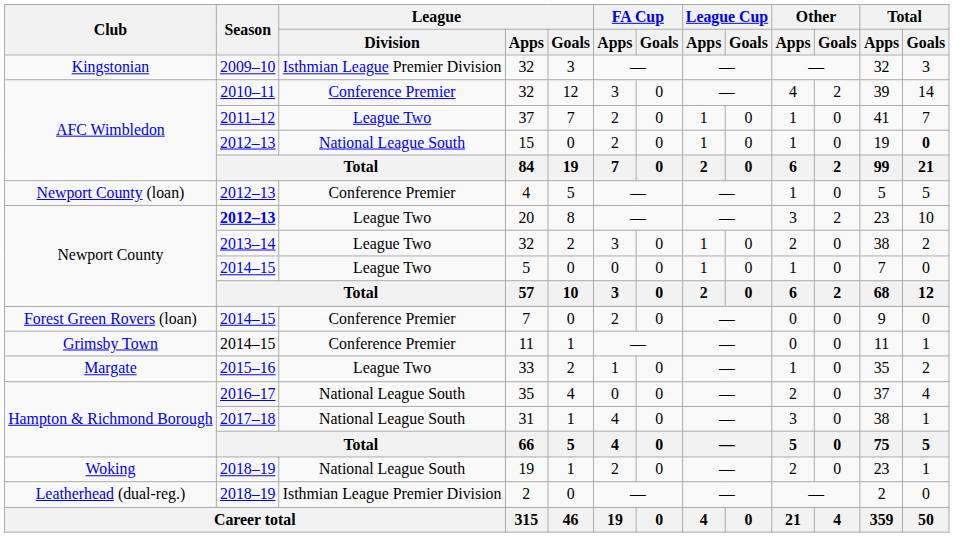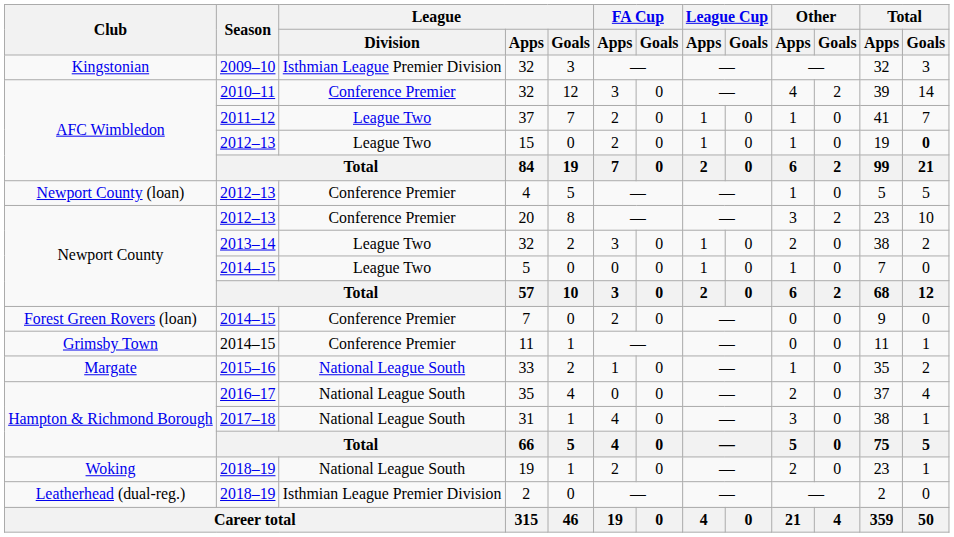(392, 142) National League South -> (392, 142) League Two
(248, 218) bold -> (248, 218) normal
(392, 218) League Two -> (392, 218) Conference Premier
(392, 368) League Two -> (392, 368) National League South
